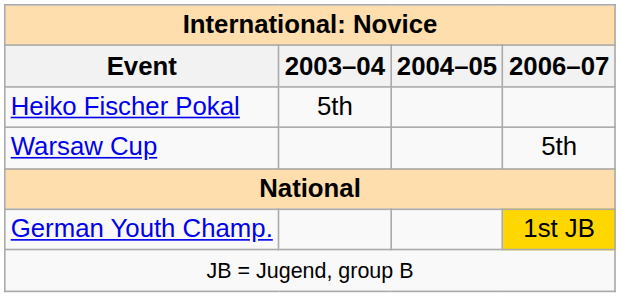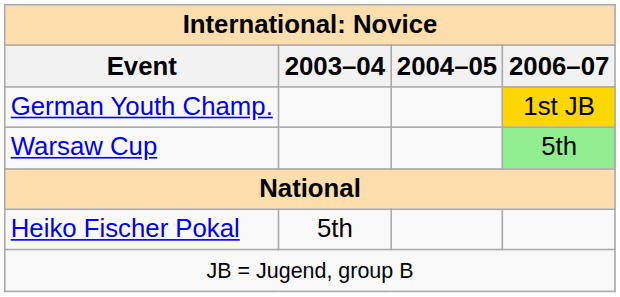rows swapped: (125, 106) <-> (142, 229)
(559, 147) no background -> (559, 147) lightgreen background
